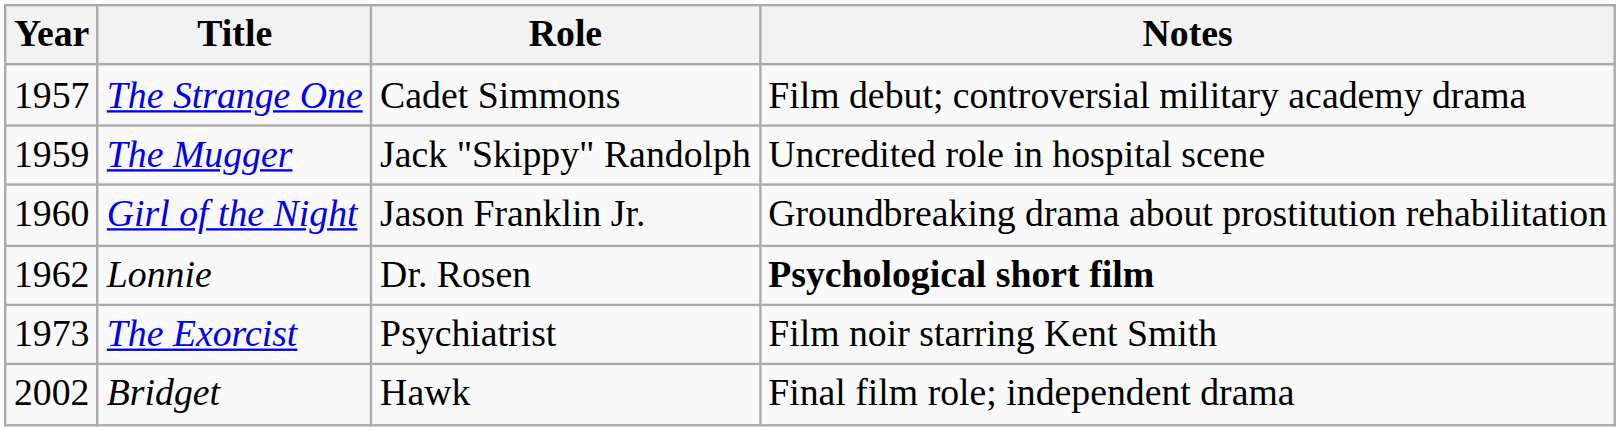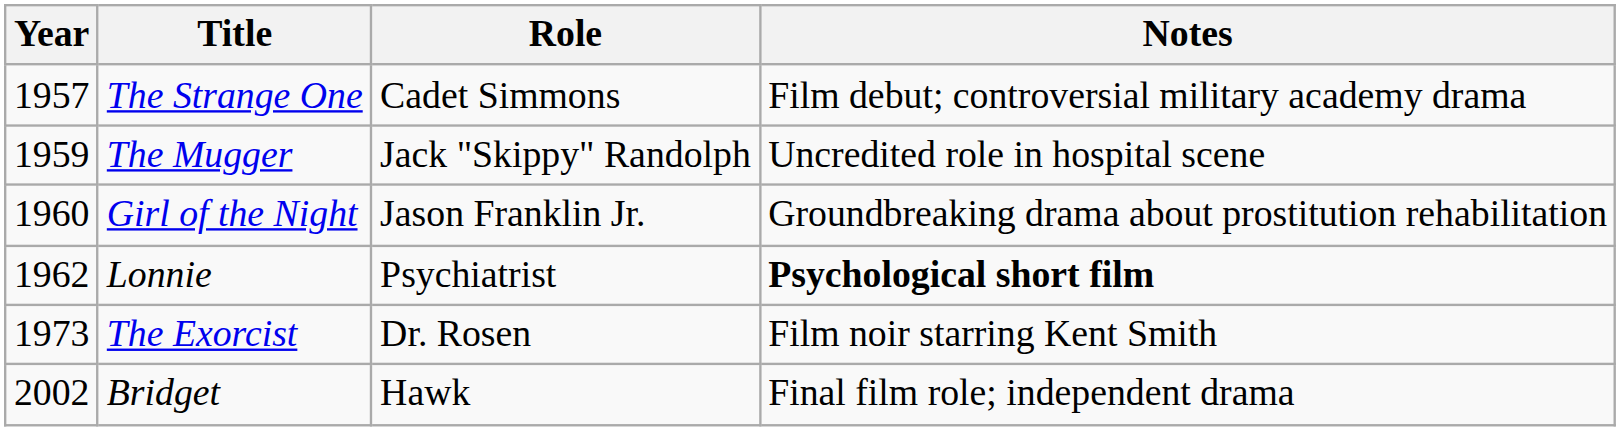(456, 273) Dr. Rosen -> (468, 273) Psychiatrist
(468, 333) Psychiatrist -> (456, 333) Dr. Rosen
